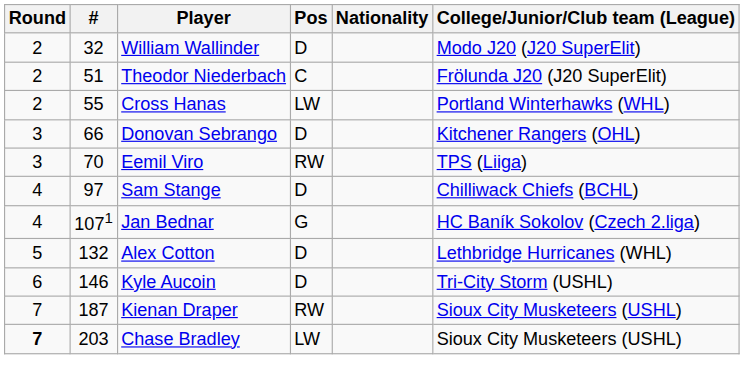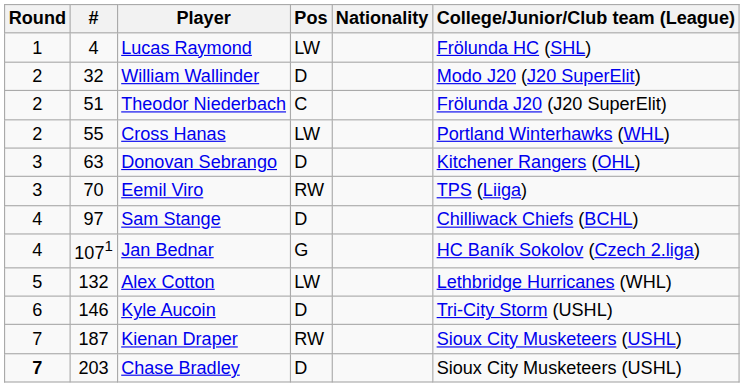+ row: (187, 47)
(94, 133) 66 -> (94, 162) 63
(301, 253) D -> (307, 281) LW
(307, 339) LW -> (301, 367) D
